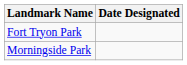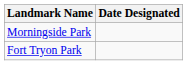rows swapped: (44, 32) <-> (49, 50)
